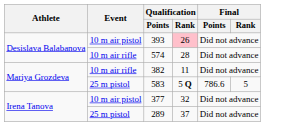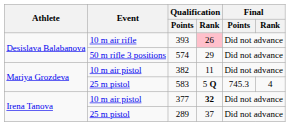(116, 40) 10 m air pistol -> (113, 40) 10 m air rifle
(113, 55) 10 m air rifle -> (128, 55) 50 m rifle 3 positions
(185, 55) 28 -> (210, 55) 29
(113, 70) 10 m air rifle -> (116, 70) 10 m air pistol
(214, 85) 786.6 -> (239, 85) 745.3
(246, 85) 5 -> (270, 85) 4
(185, 99) normal -> (210, 99) bold
